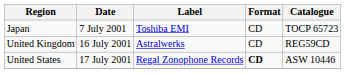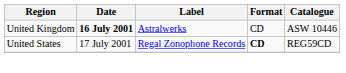- row: (18, 28)
(105, 44) normal -> (106, 28) bold
(307, 44) REG59CD -> (312, 28) ASW 10446
(310, 60) ASW 10446 -> (309, 44) REG59CD
